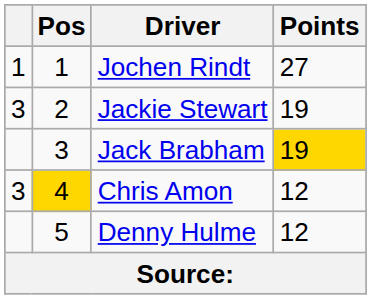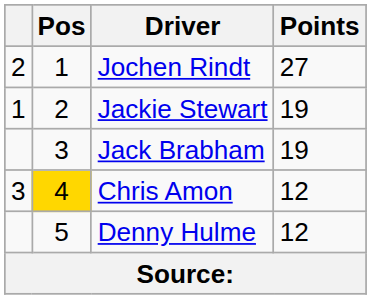(18, 67) 1 -> (18, 67) 2
(18, 109) 3 -> (18, 109) 1
(294, 150) gold background -> (294, 150) no background
